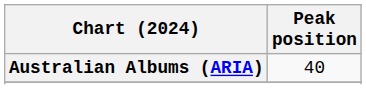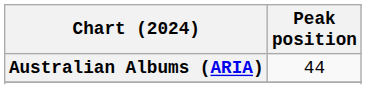(314, 68) 40 -> (314, 68) 44
